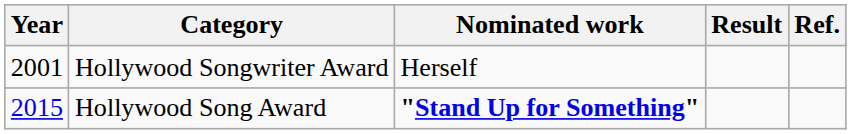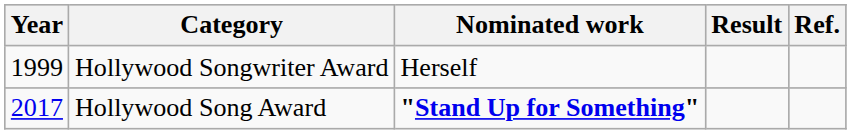(37, 66) 2001 -> (37, 66) 1999
(37, 107) 2015 -> (37, 107) 2017
